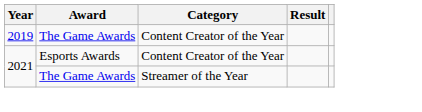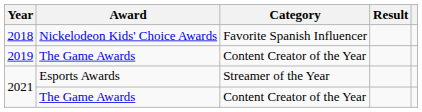+ row: (20, 35)
(213, 55) Content Creator of the Year -> (276, 76) Streamer of the Year
(195, 76) Streamer of the Year -> (295, 96) Content Creator of the Year
